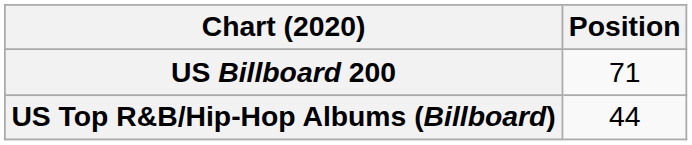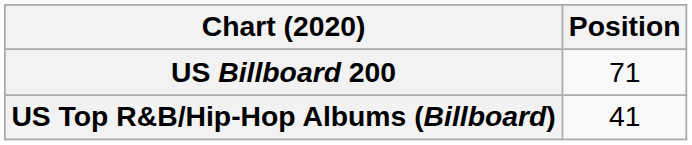(625, 116) 44 -> (625, 116) 41
